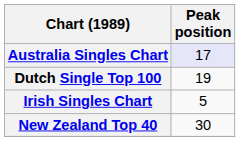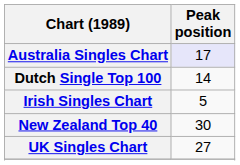(203, 78) 19 -> (203, 78) 14
+ row: (88, 147)
